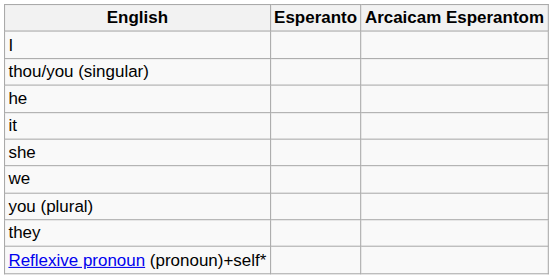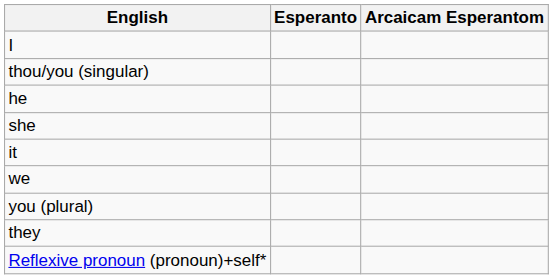rows swapped: (22, 152) <-> (13, 125)
